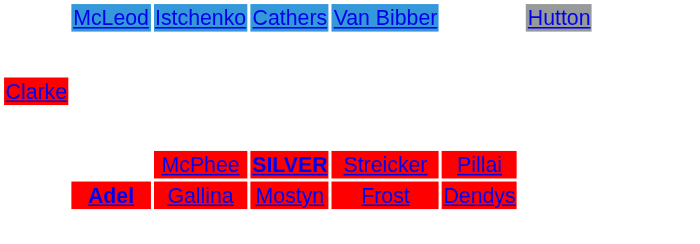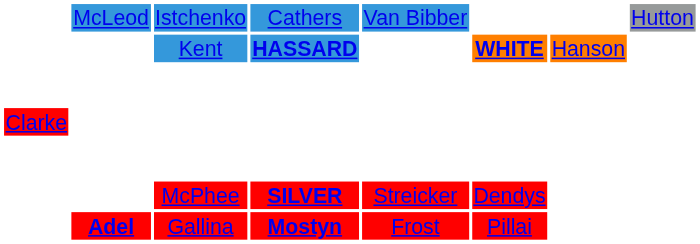+ row: (36, 48)
(480, 165) Pillai -> (509, 195) Dendys
(290, 195) normal -> (305, 226) bold
(480, 195) Dendys -> (509, 226) Pillai
